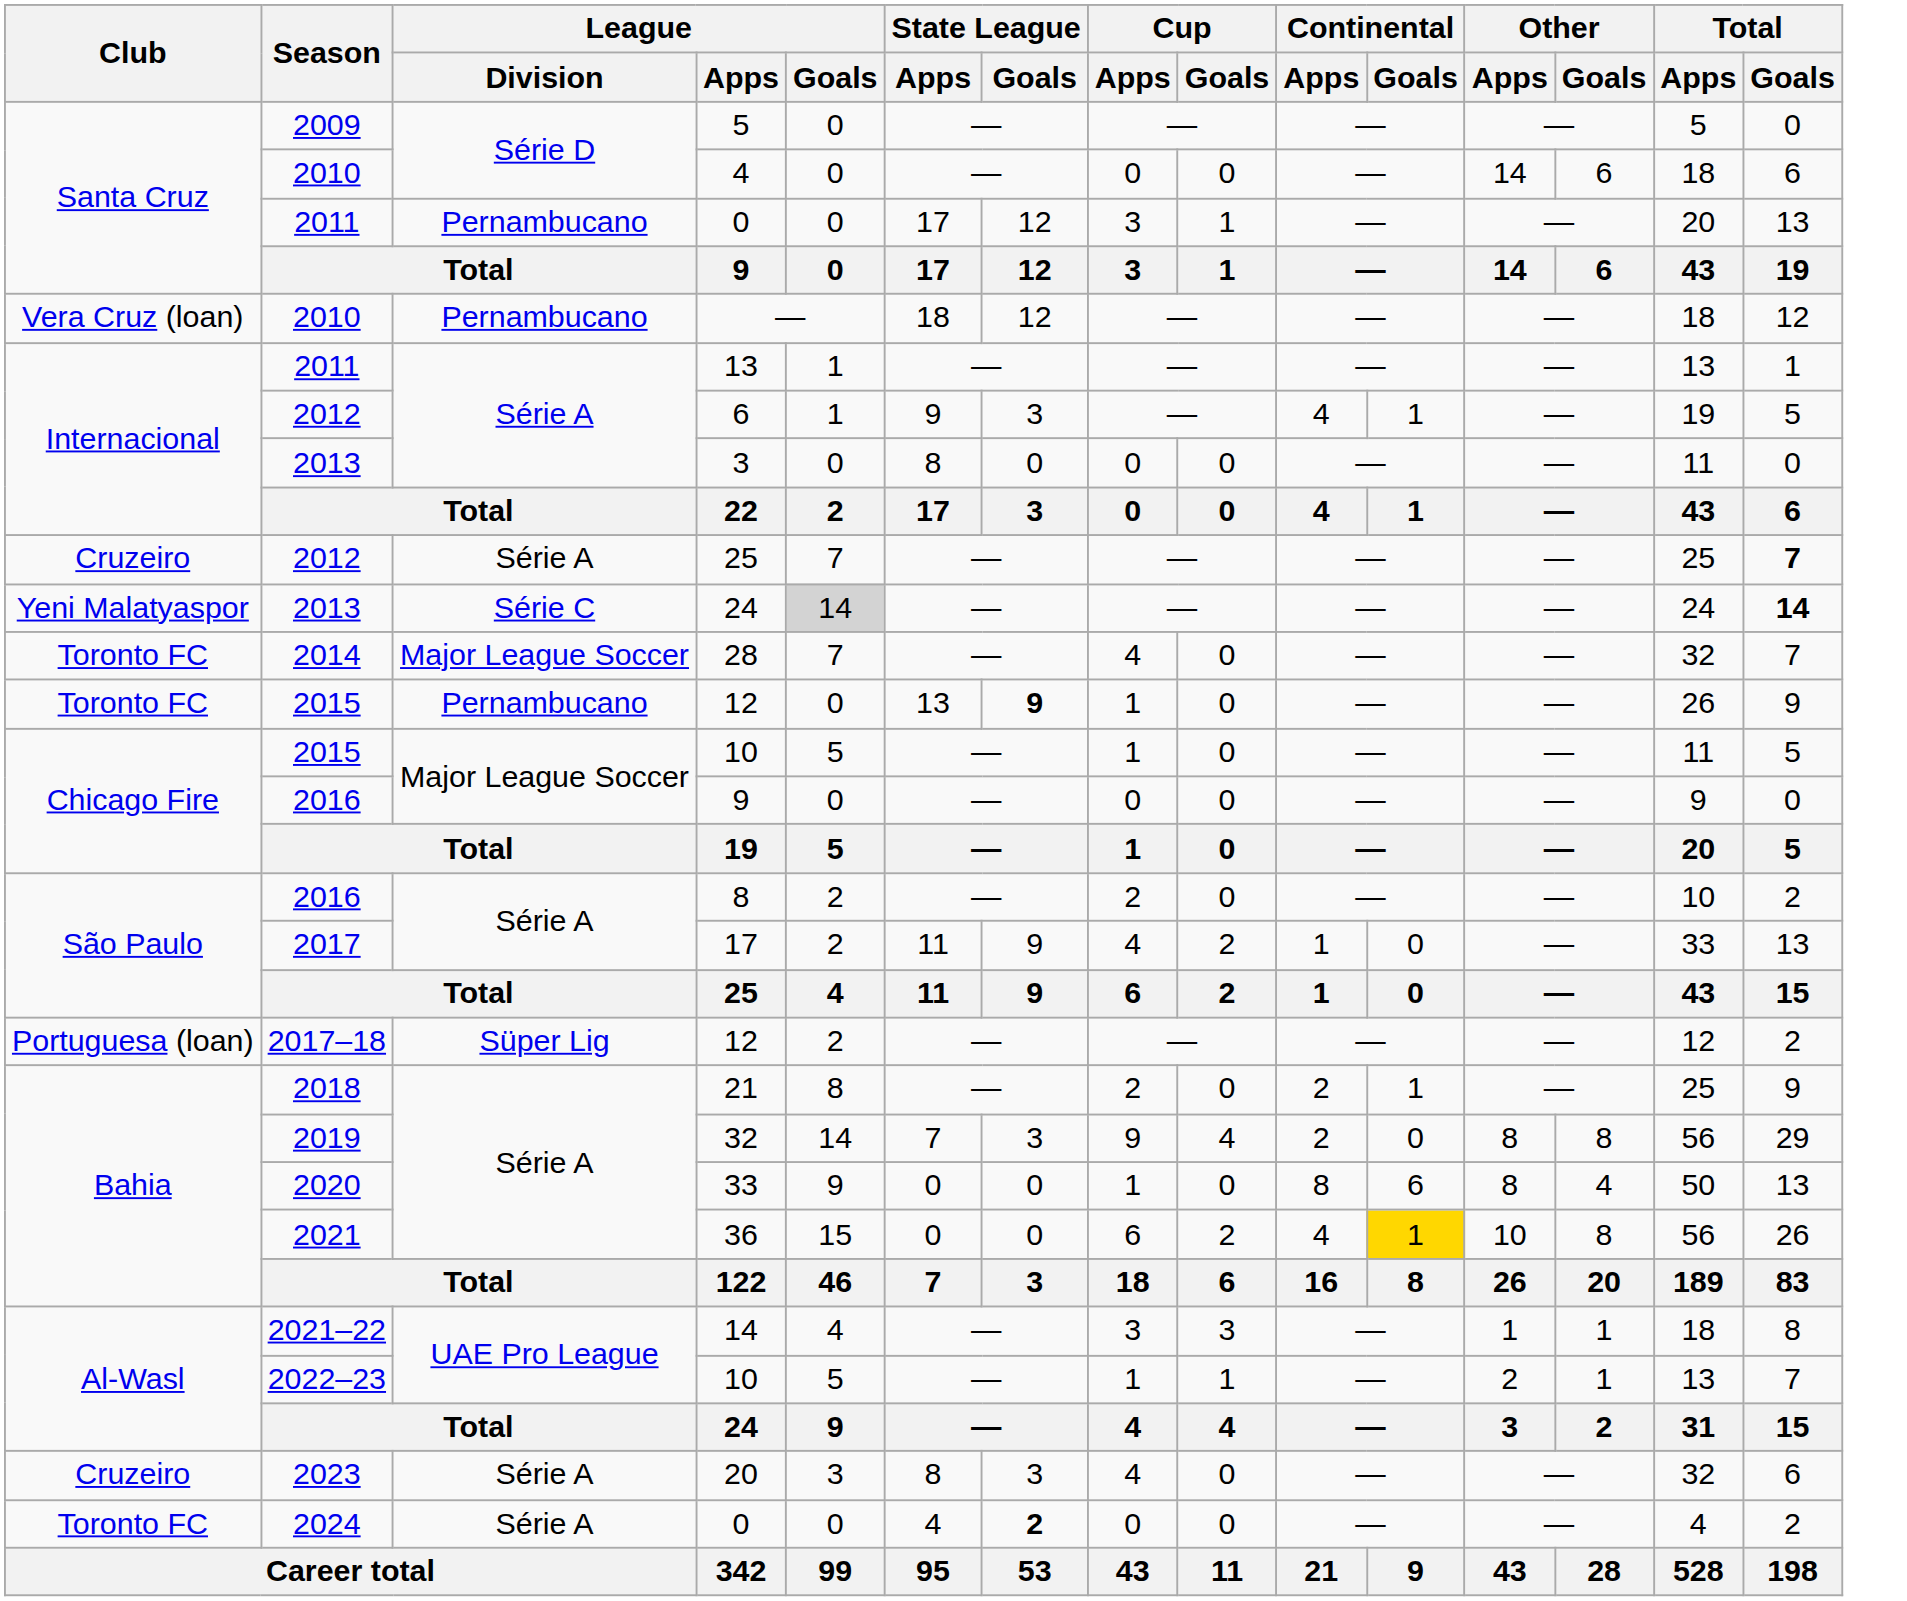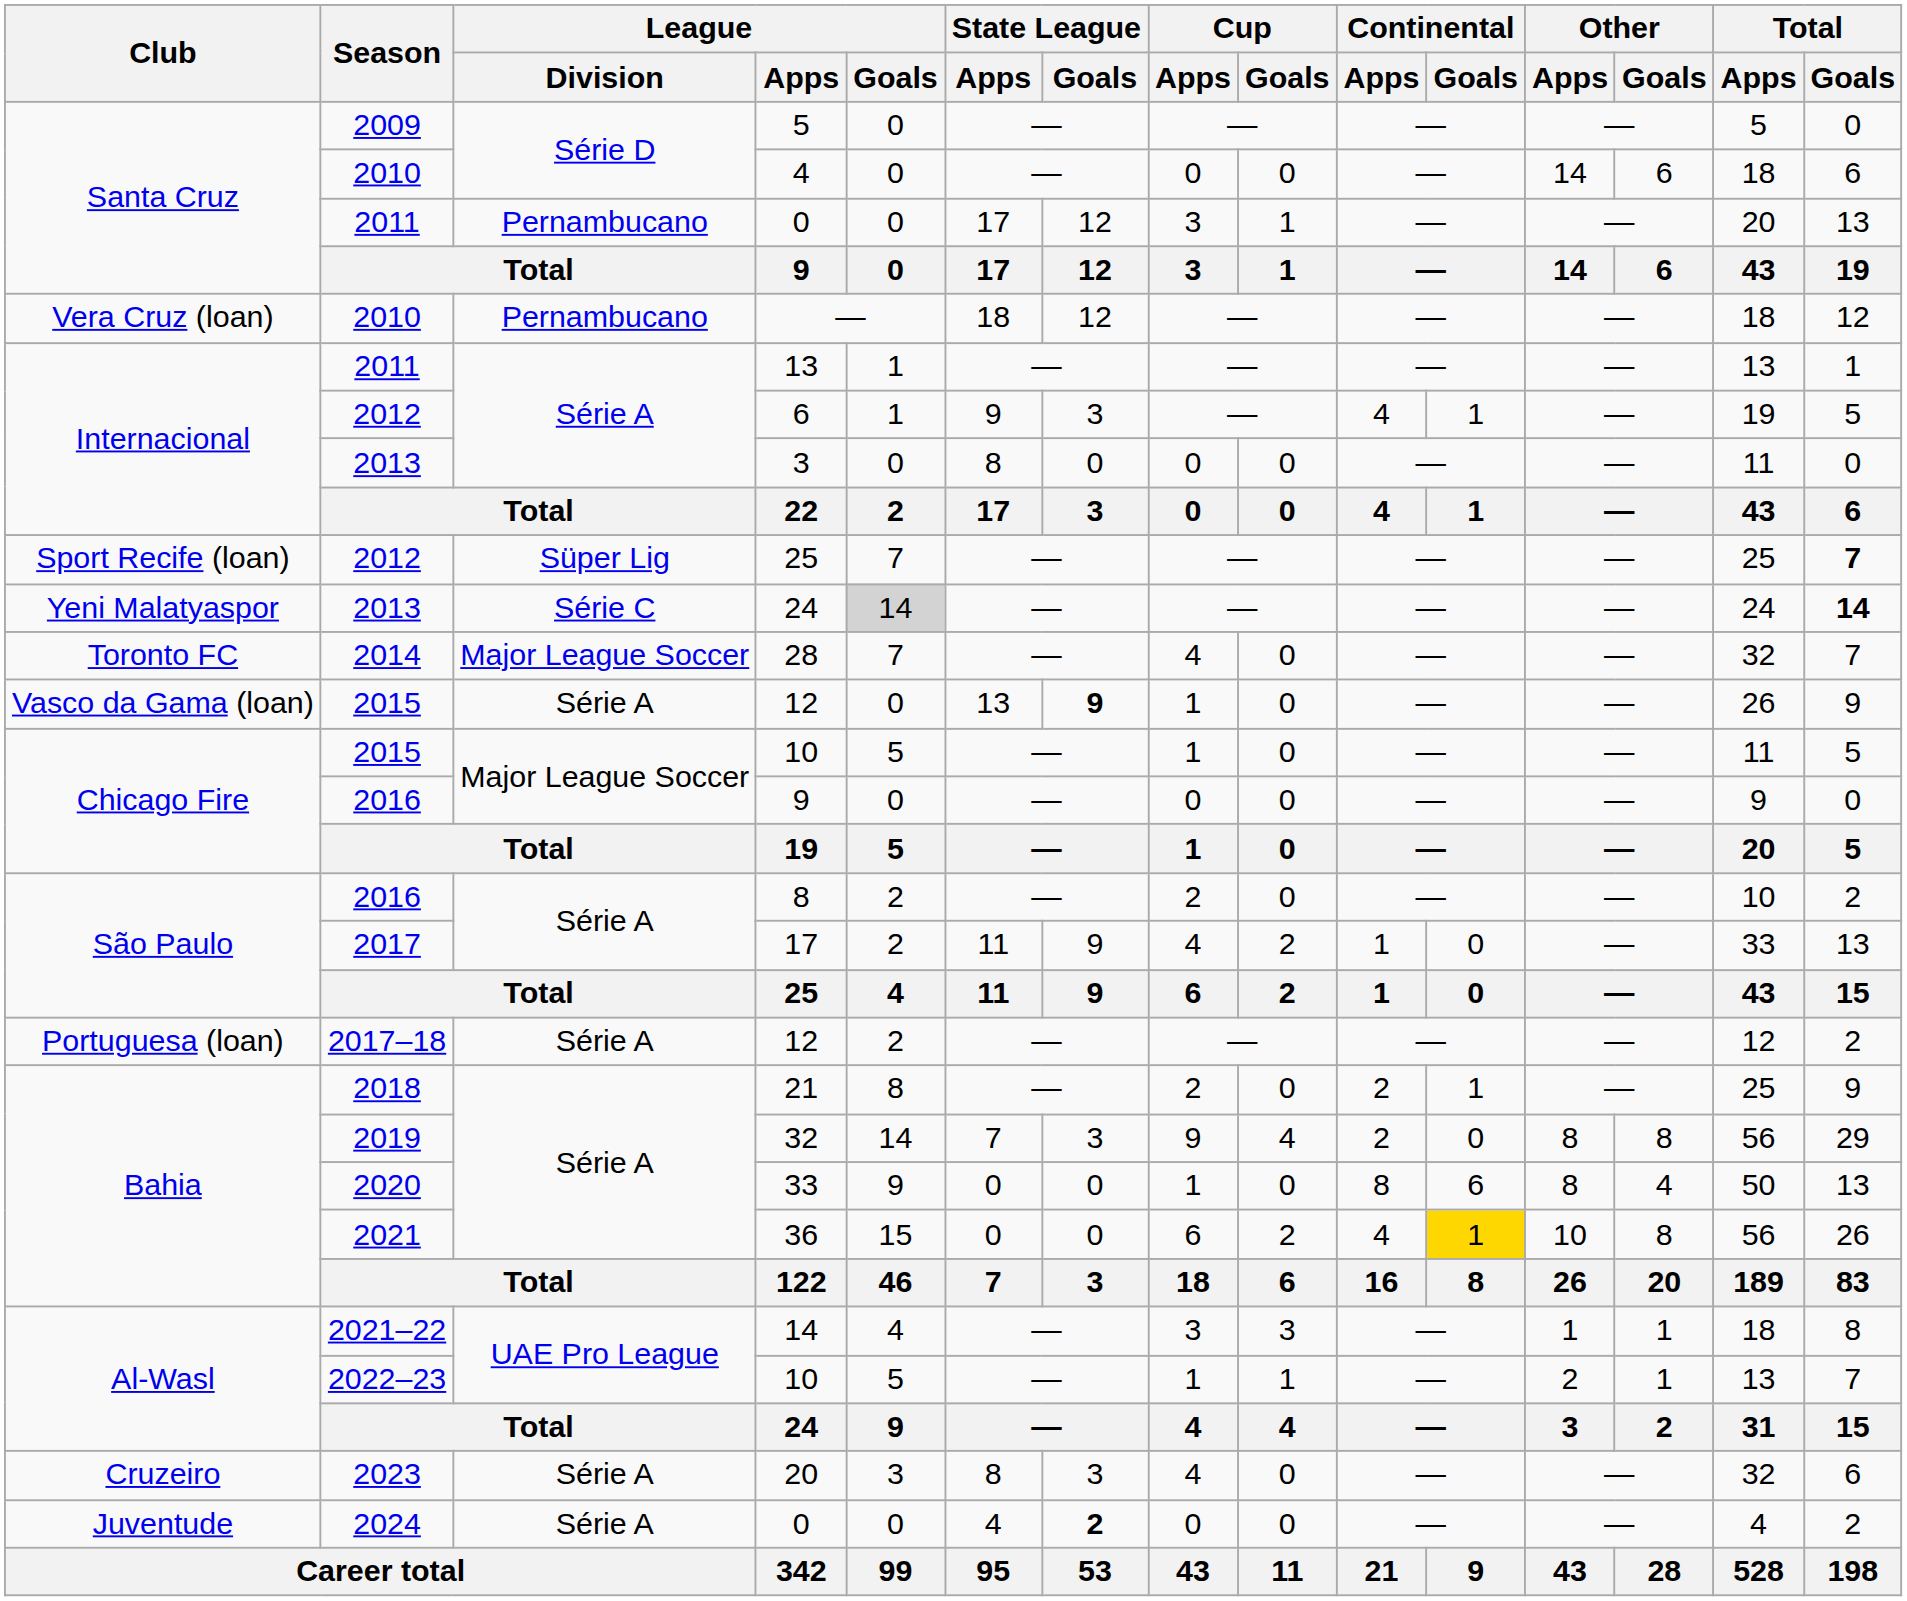(133, 558) Cruzeiro -> (163, 558) Sport Recife (loan)
(545, 558) Série A -> (605, 558) Süper Lig
(133, 703) Toronto FC -> (163, 703) Vasco da Gama (loan)
(545, 703) Pernambucano -> (605, 703) Série A
(545, 1041) Süper Lig -> (605, 1041) Série A
(133, 1523) Toronto FC -> (163, 1523) Juventude
